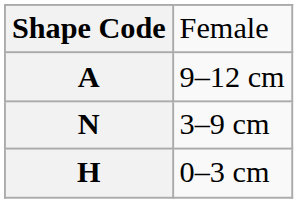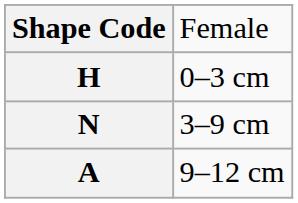rows swapped: (89, 172) <-> (89, 76)
